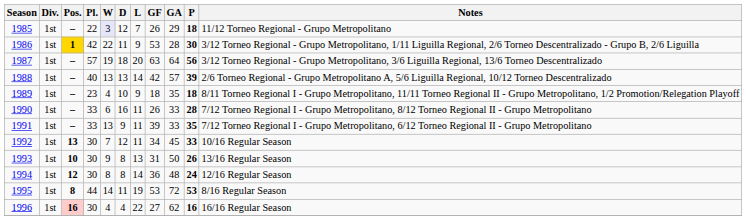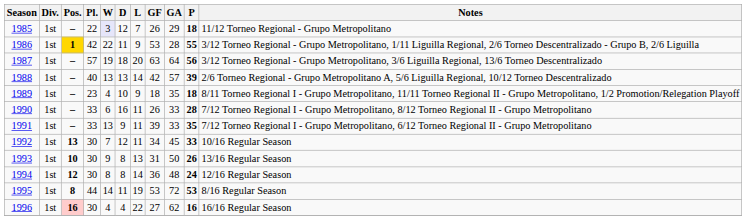(192, 45) 30 -> (192, 45) 55
